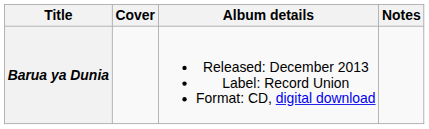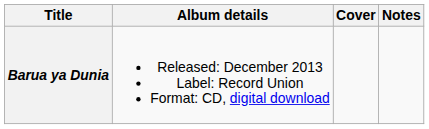columns swapped: (135, 15) <-> (268, 15)
